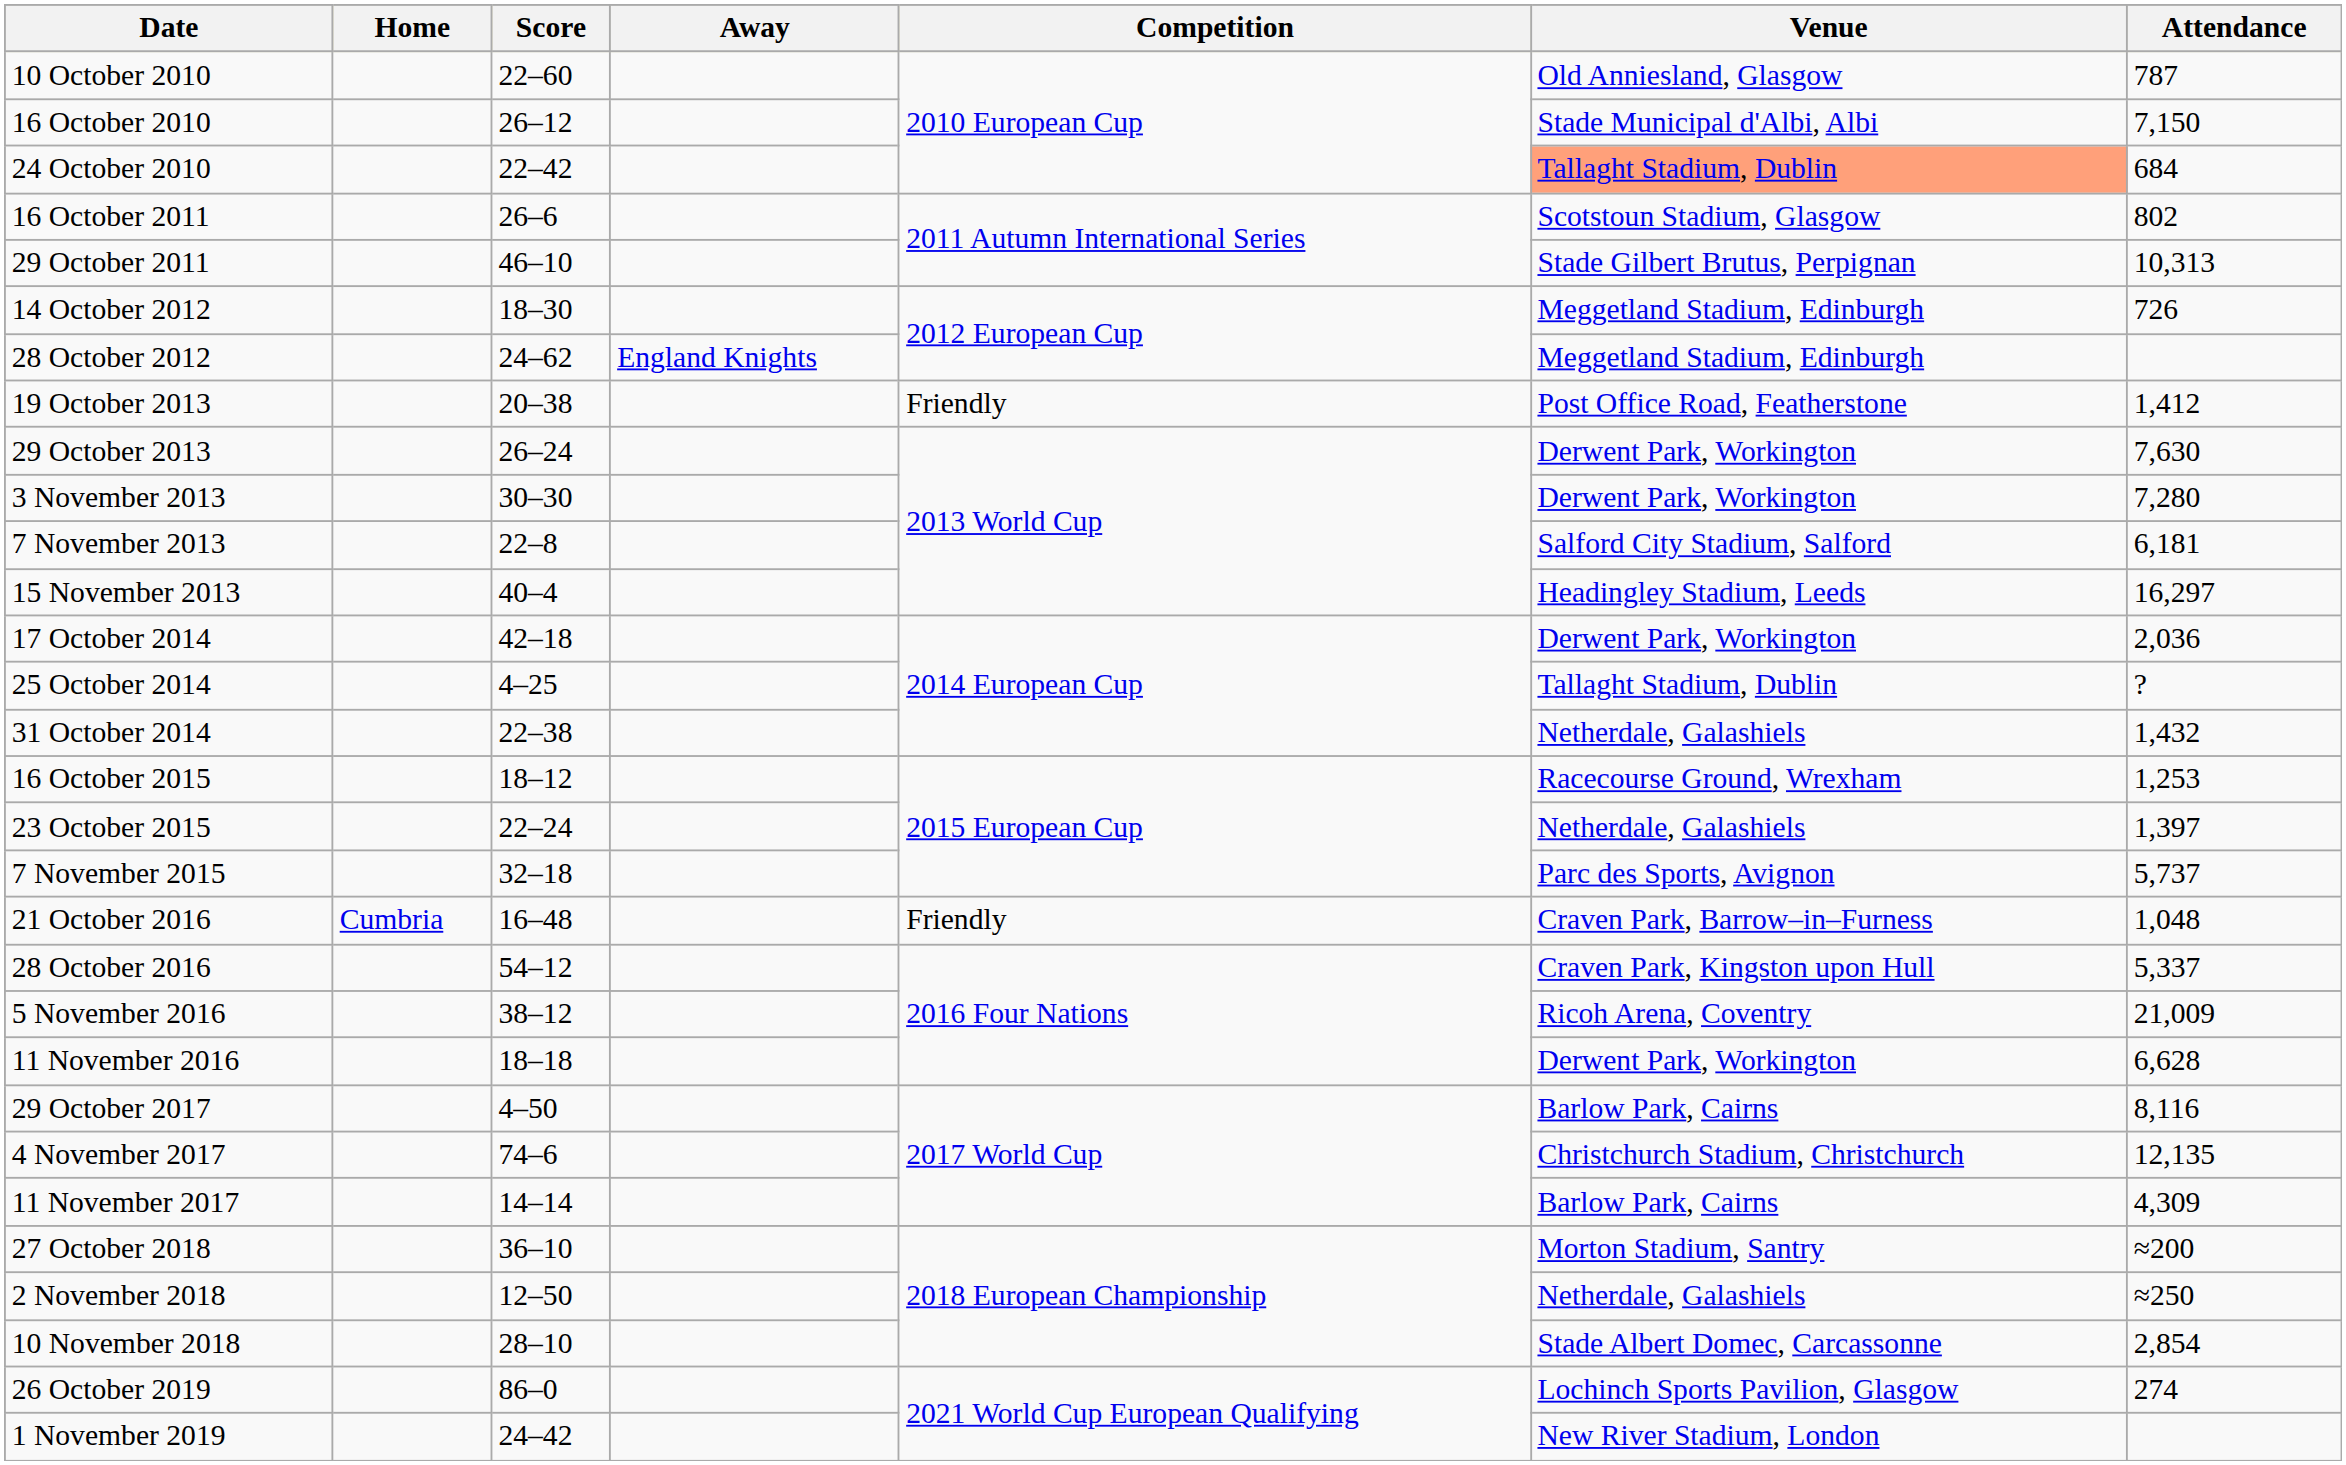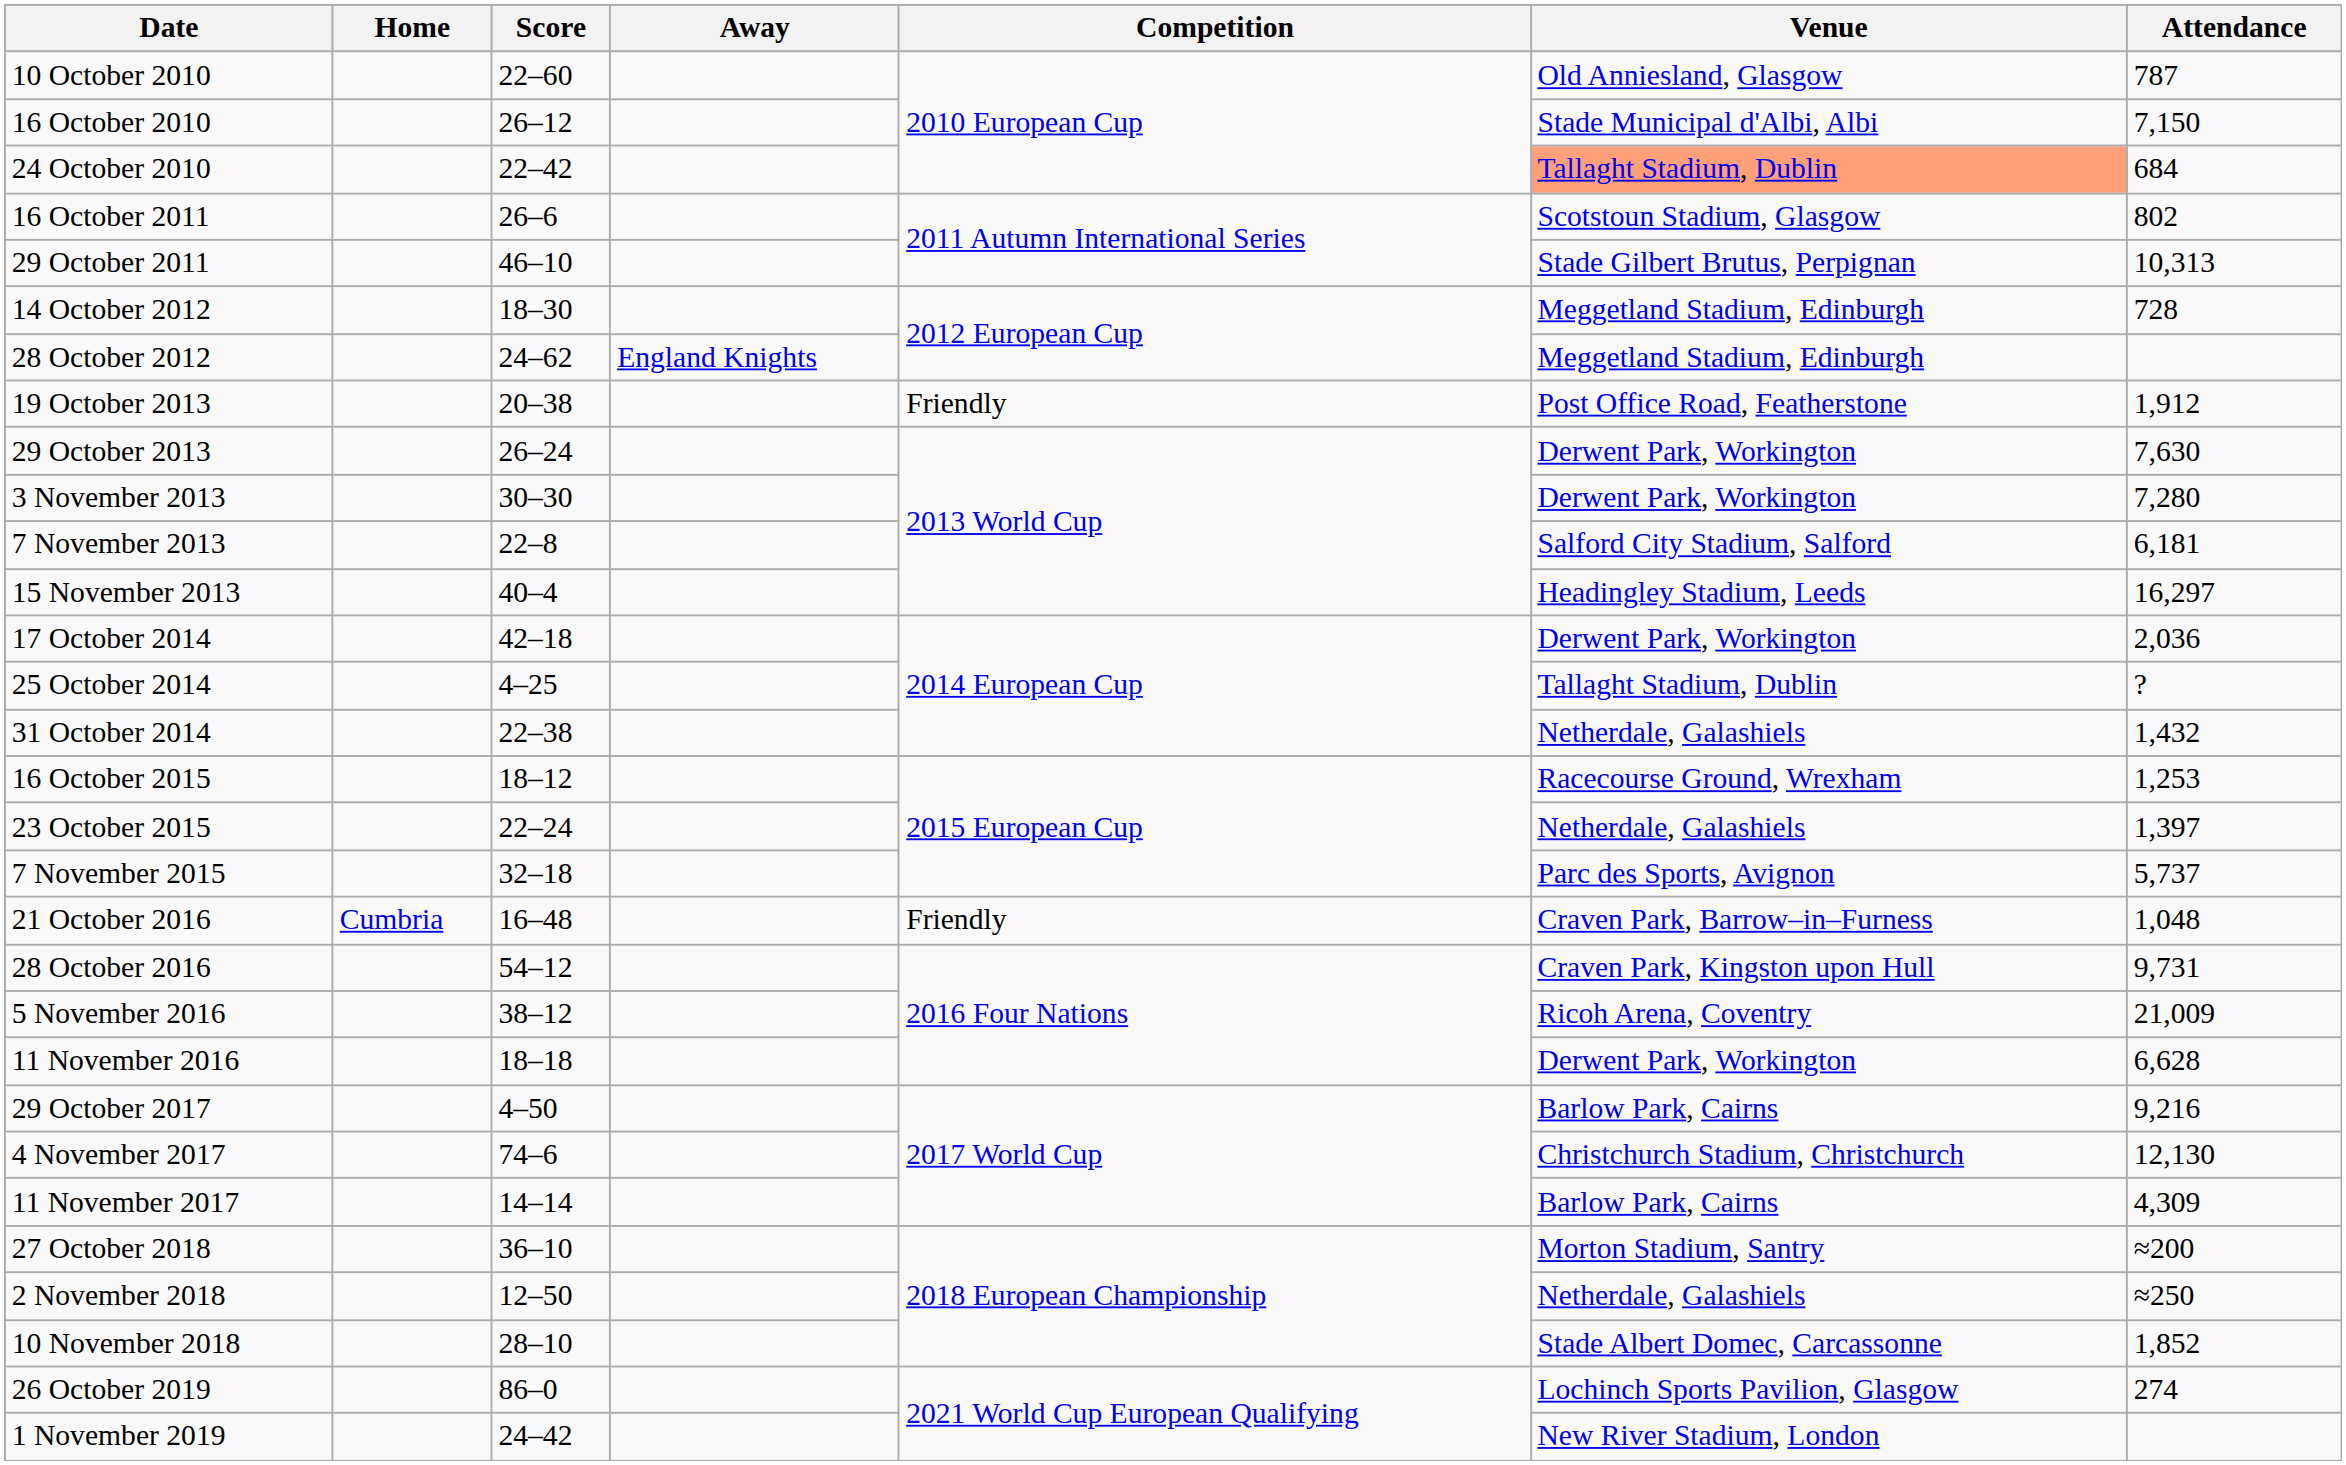(2156, 309) 726 -> (2156, 309) 728
(2167, 403) 1,412 -> (2167, 403) 1,912
(2167, 966) 5,337 -> (2167, 966) 9,731
(2167, 1107) 8,116 -> (2167, 1107) 9,216
(2174, 1154) 12,135 -> (2174, 1154) 12,130
(2167, 1342) 2,854 -> (2167, 1342) 1,852
